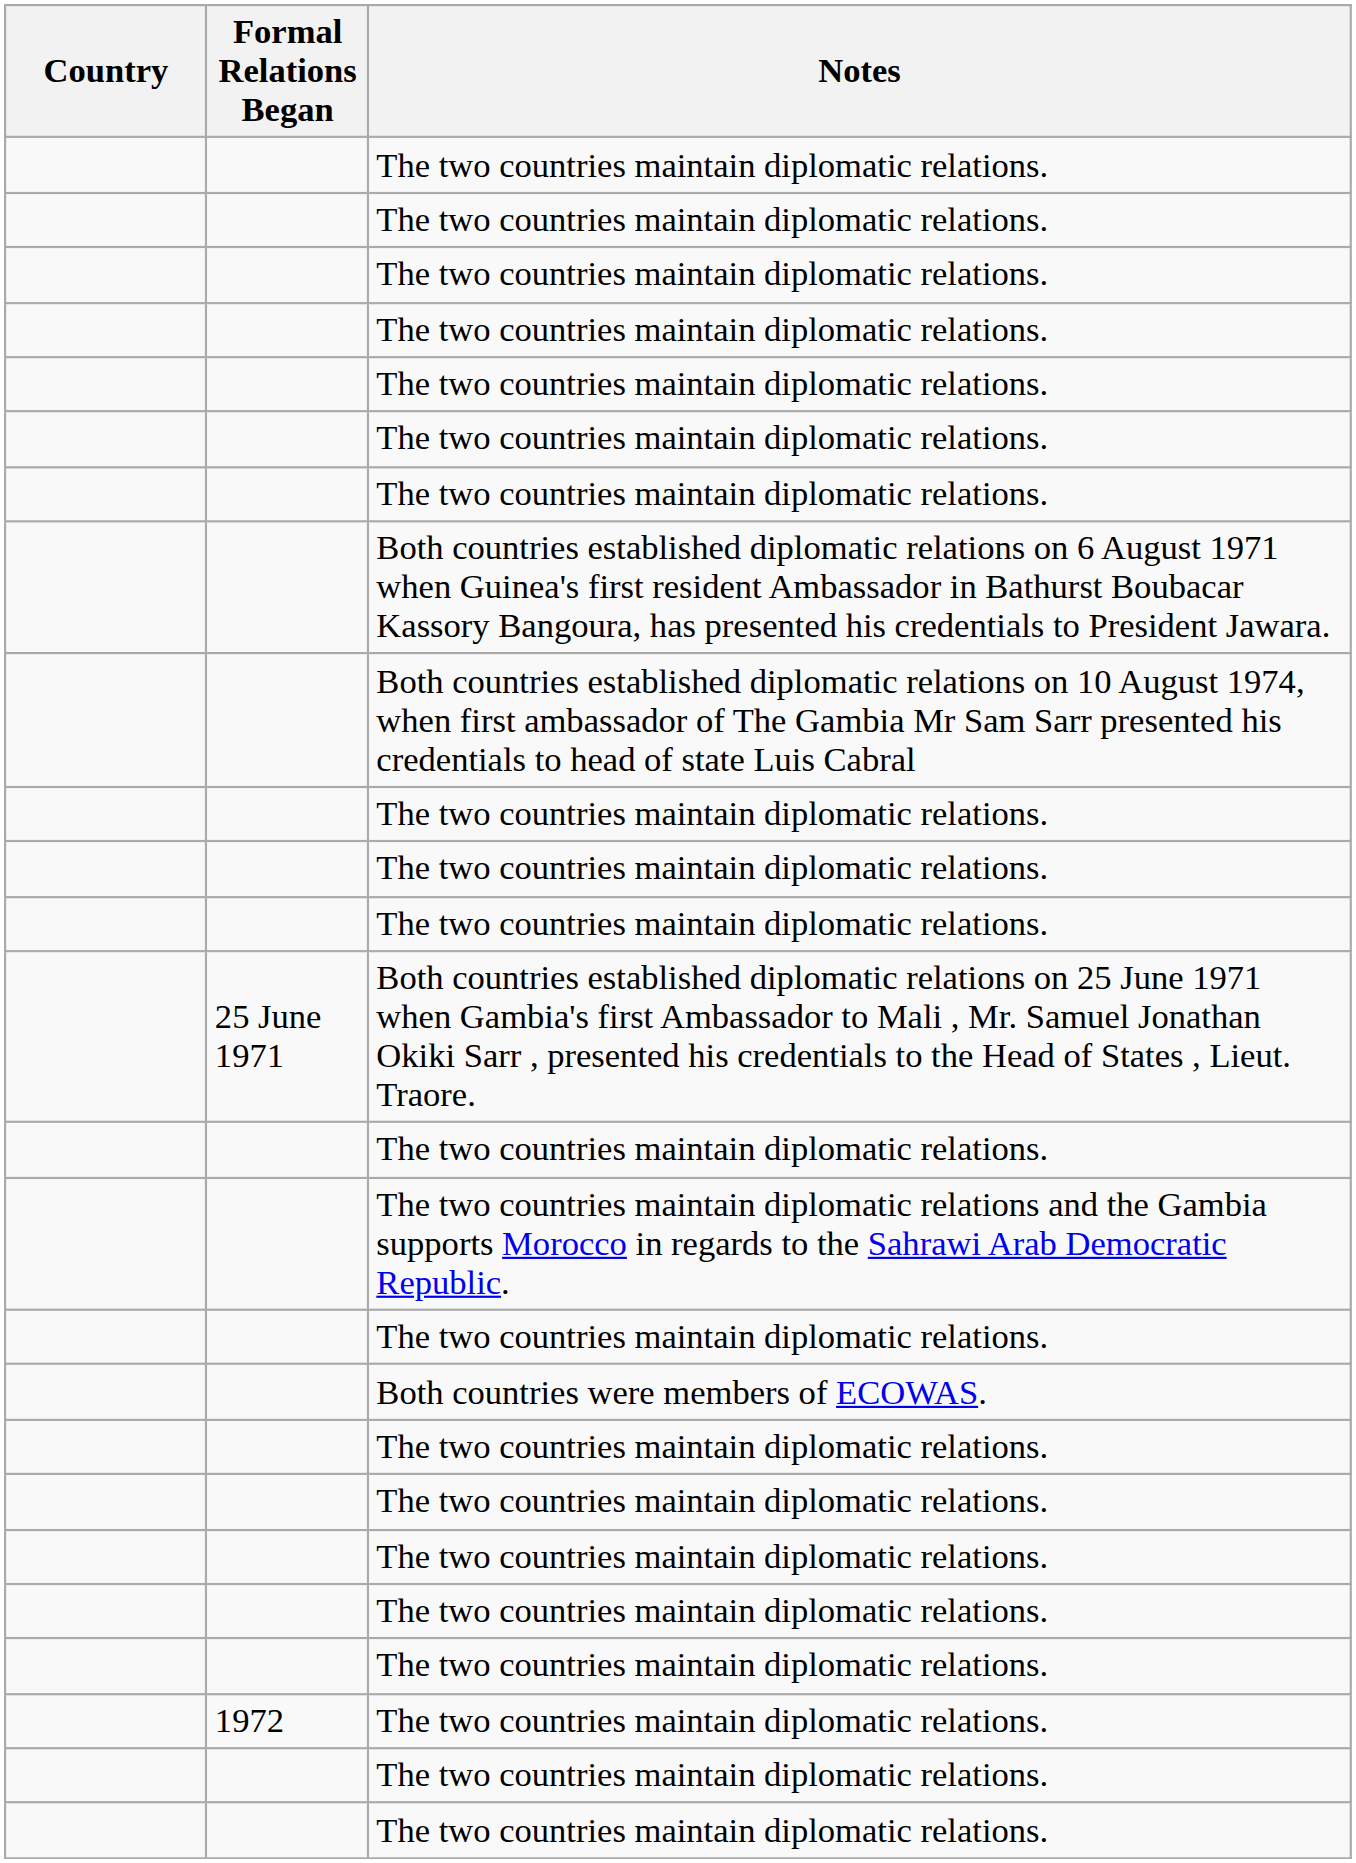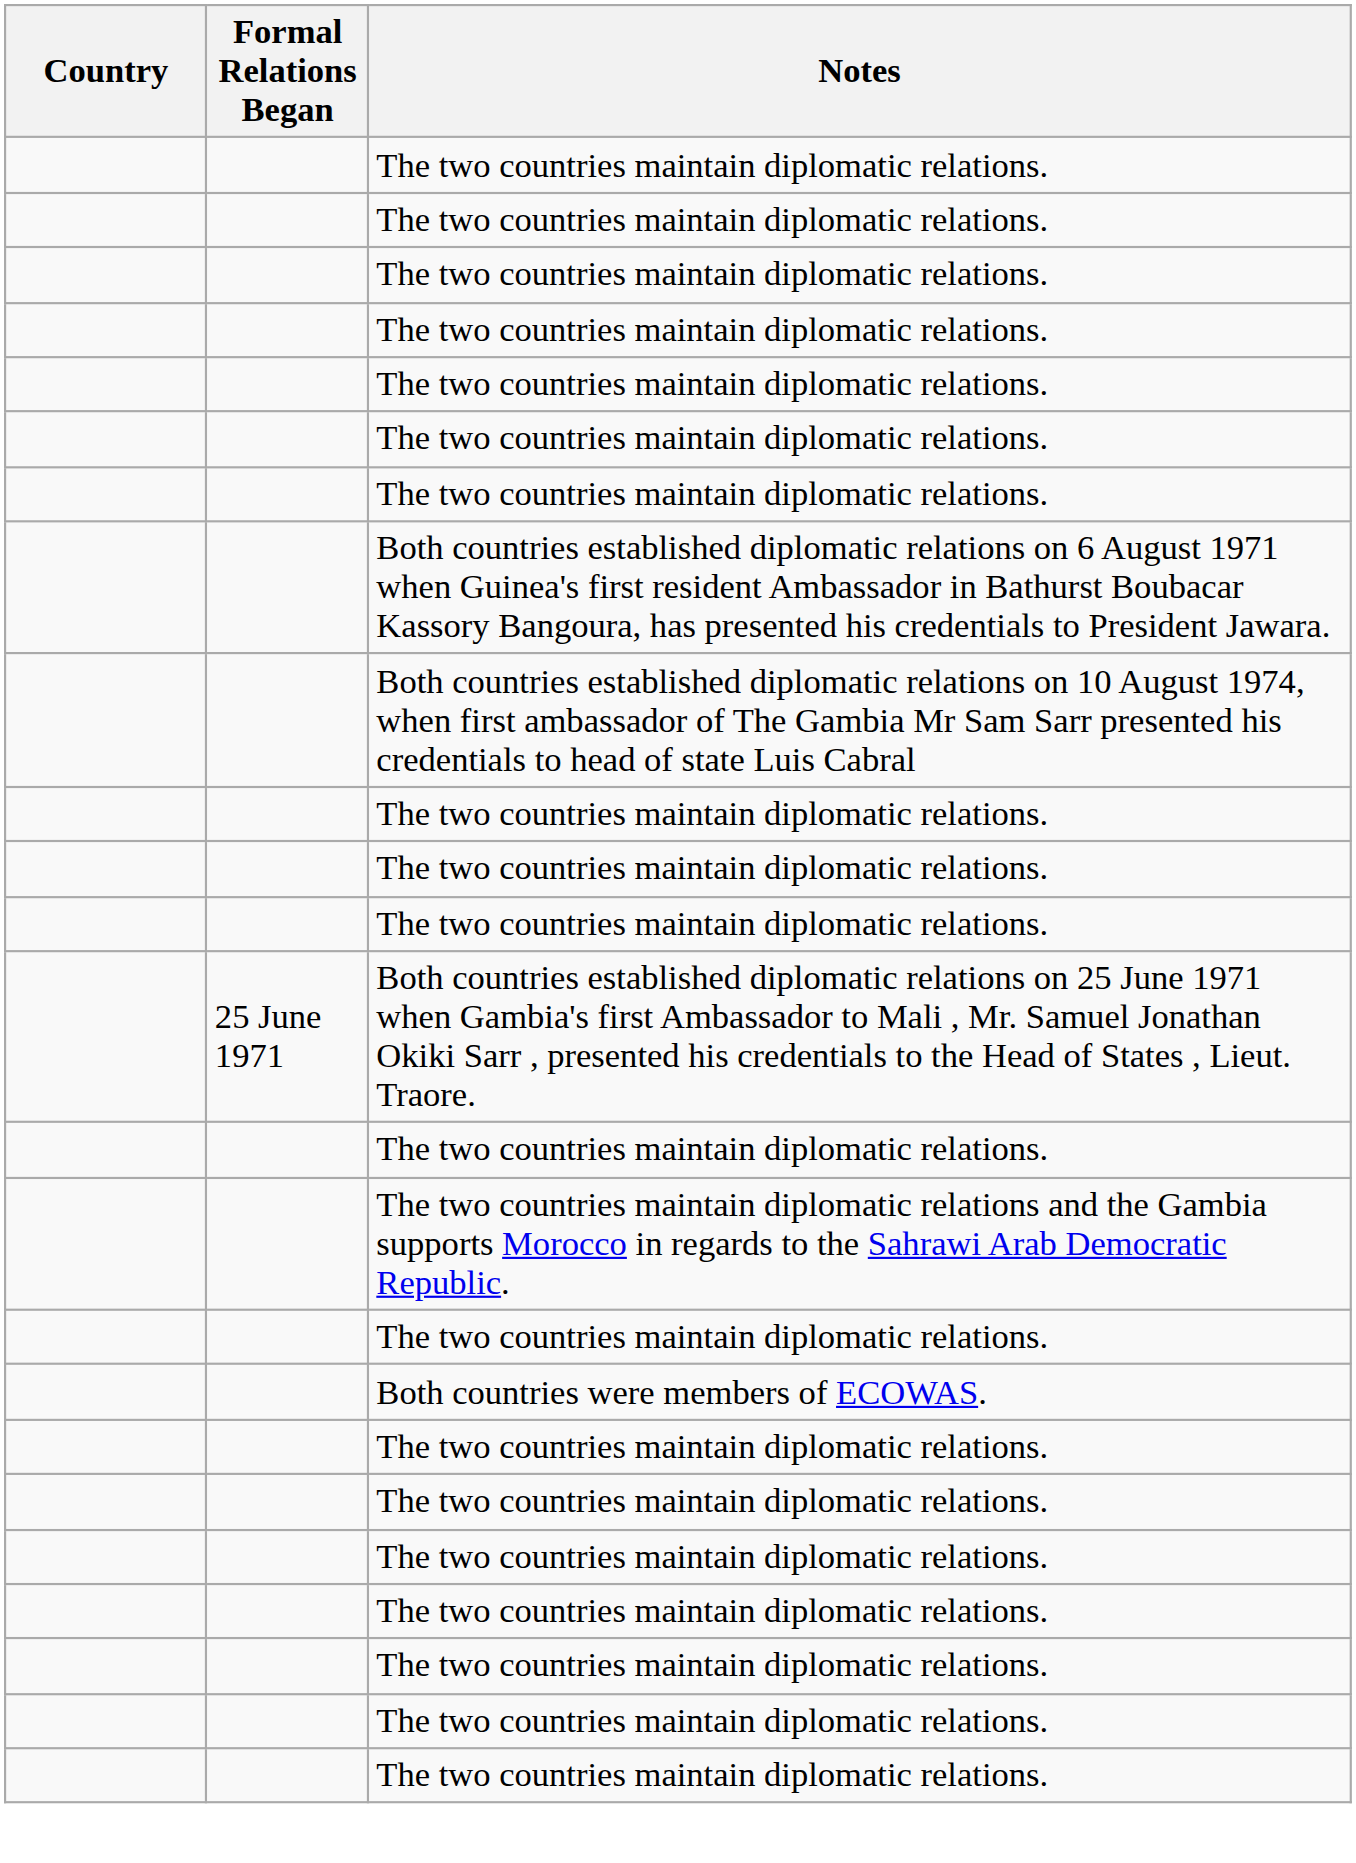- row: (249, 1720)
